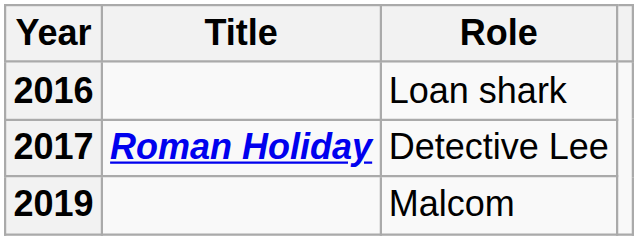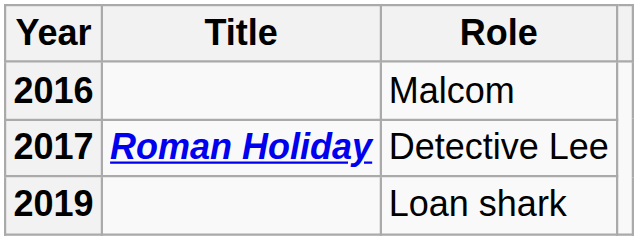(478, 90) Loan shark -> (452, 90) Malcom
(452, 204) Malcom -> (478, 204) Loan shark
